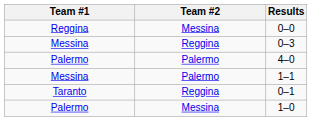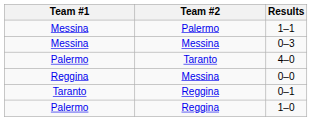rows swapped: (286, 76) <-> (286, 28)
(200, 44) Reggina -> (200, 44) Messina
(200, 60) Palermo -> (200, 60) Taranto
(200, 108) Messina -> (200, 108) Reggina
